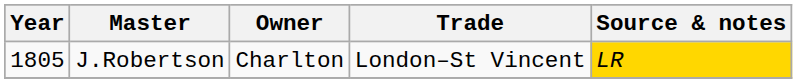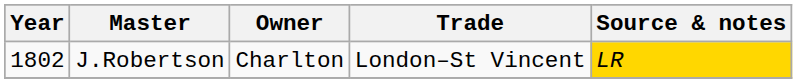(37, 60) 1805 -> (37, 60) 1802
